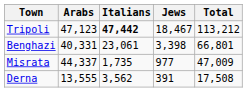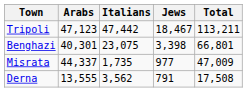(120, 29) bold -> (120, 29) normal
(218, 29) 113,212 -> (218, 29) 113,211
(79, 46) 40,331 -> (79, 46) 40,301
(120, 46) 23,061 -> (120, 46) 23,075
(165, 79) 391 -> (165, 79) 791
